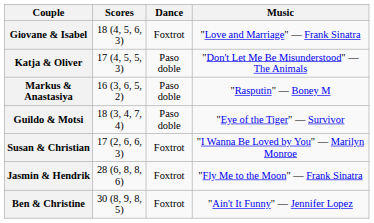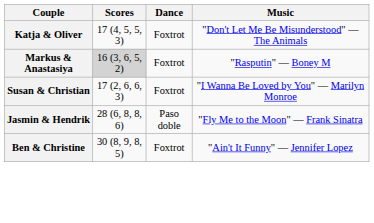- row: (49, 35)
(169, 63) Paso doble -> (169, 35) Foxtrot
(119, 91) no background -> (119, 63) lightgrey background
(169, 91) Paso doble -> (169, 63) Foxtrot
- row: (49, 119)
(169, 176) Foxtrot -> (169, 119) Paso doble
